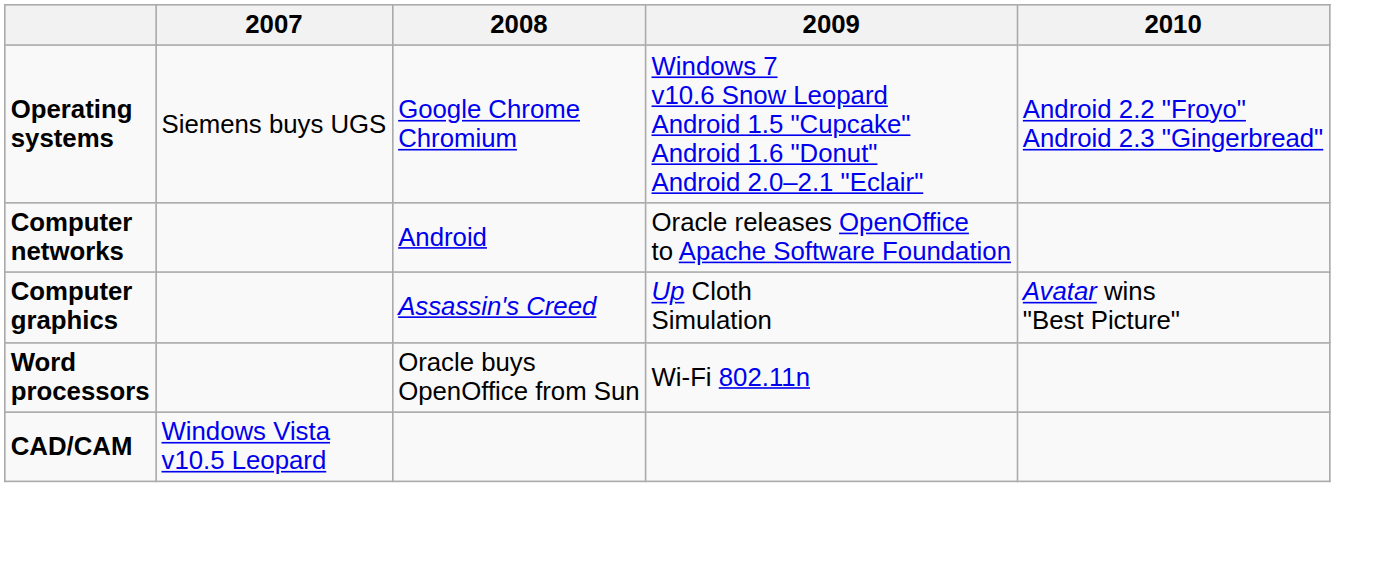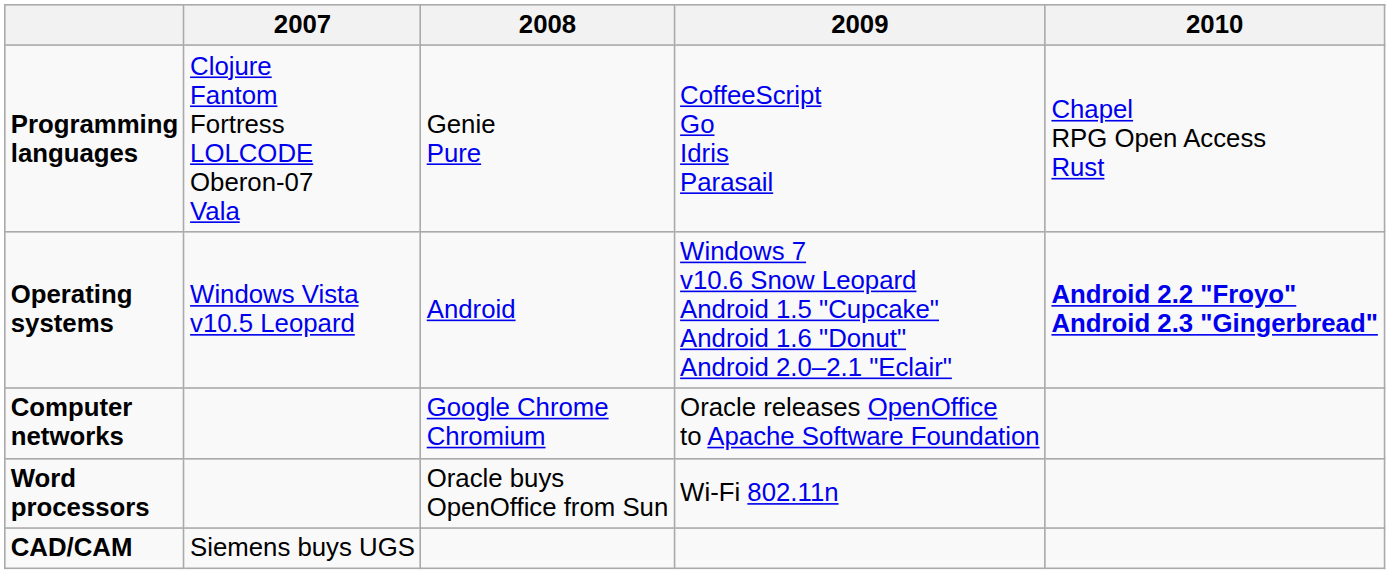+ row: (94, 138)
(274, 123) Siemens buys UGS -> (274, 309) Windows Vista v10.5 Leopard
(489, 123) Google Chrome Chromium -> (471, 309) Android
(1173, 123) normal -> (1215, 309) bold
(443, 237) Android -> (518, 422) Google Chrome Chromium
- row: (72, 306)
(246, 446) Windows Vista v10.5 Leopard -> (302, 547) Siemens buys UGS
